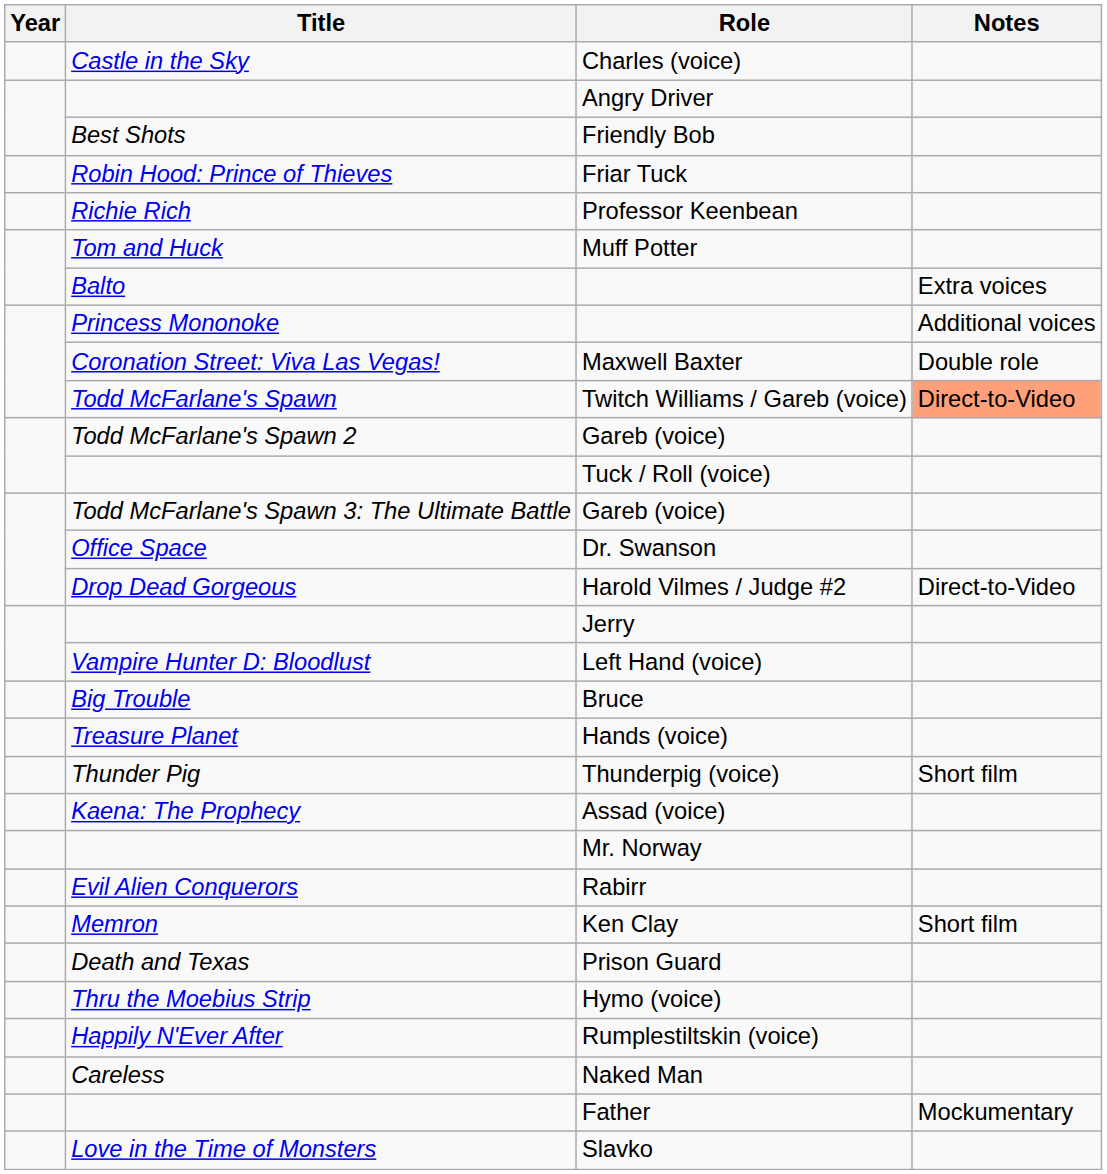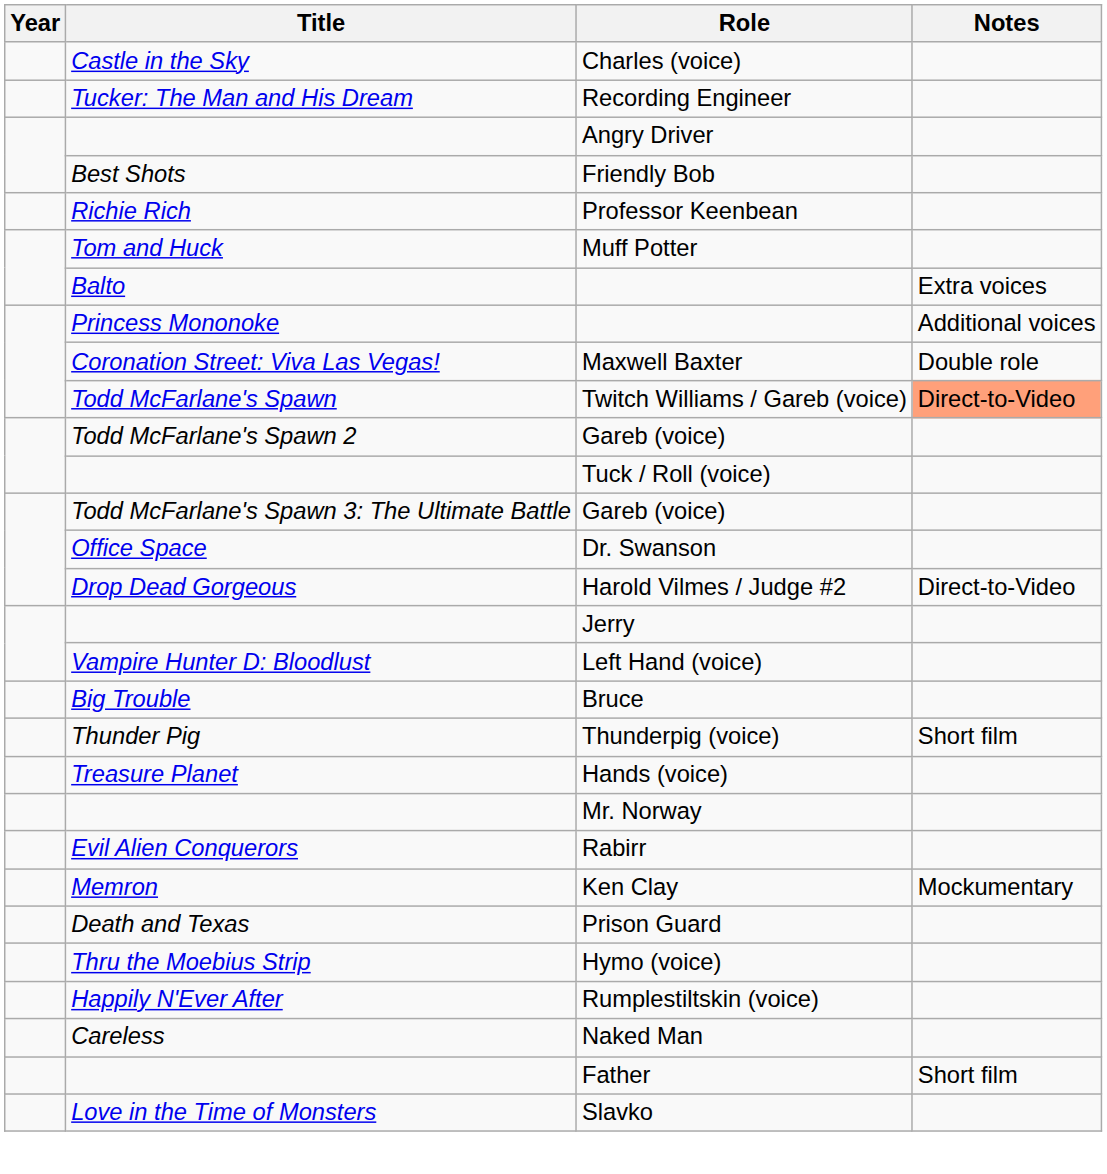+ row: (242, 98)
- row: (232, 173)
rows swapped: (136, 774) <-> (155, 736)
- row: (186, 811)
(968, 924) Short film -> (995, 887) Mockumentary
(995, 1112) Mockumentary -> (968, 1074) Short film
